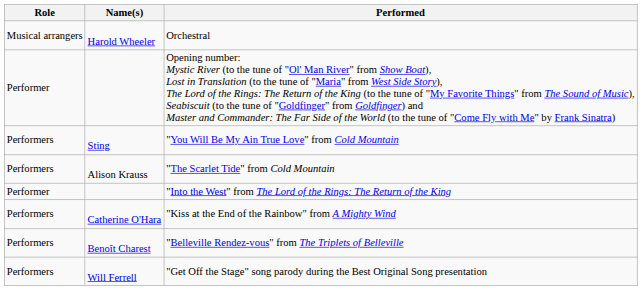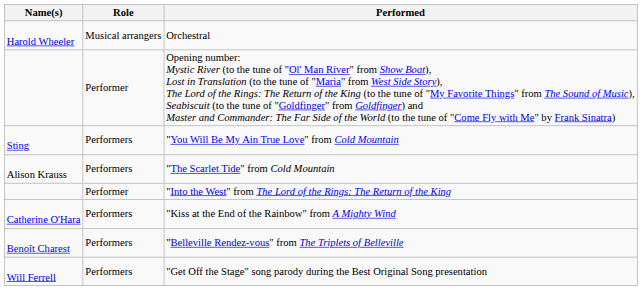columns swapped: (124, 12) <-> (45, 12)
